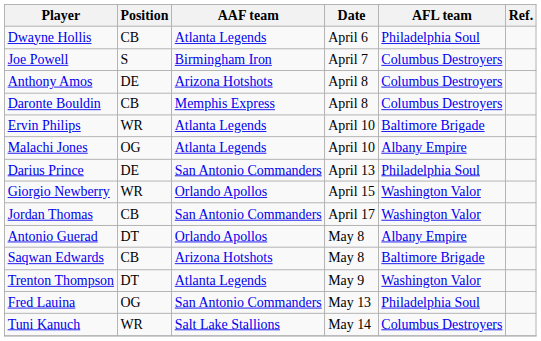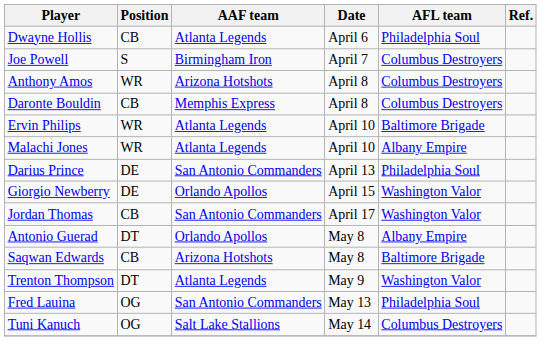(130, 81) DE -> (132, 81) WR
(130, 147) OG -> (132, 147) WR
(132, 192) WR -> (130, 192) DE
(132, 324) WR -> (130, 324) OG
